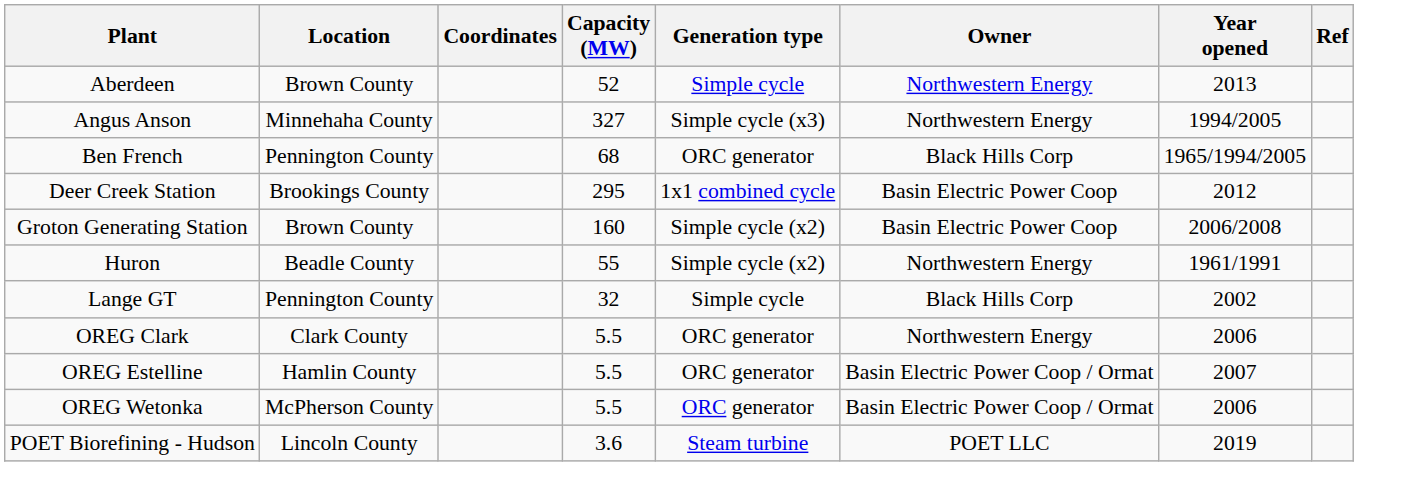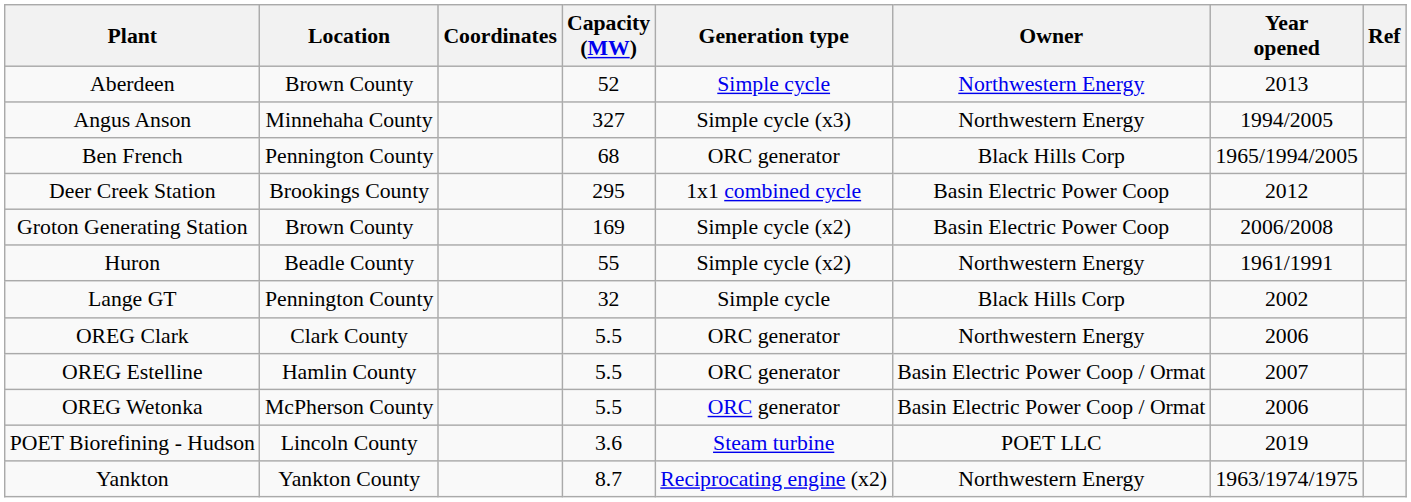(609, 227) 160 -> (609, 227) 169
+ row: (132, 478)
